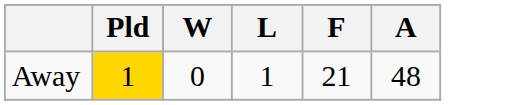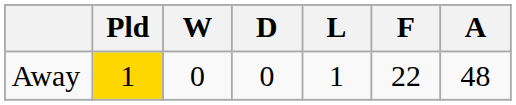+ column: (267, 28)
(336, 75) 21 -> (406, 75) 22
